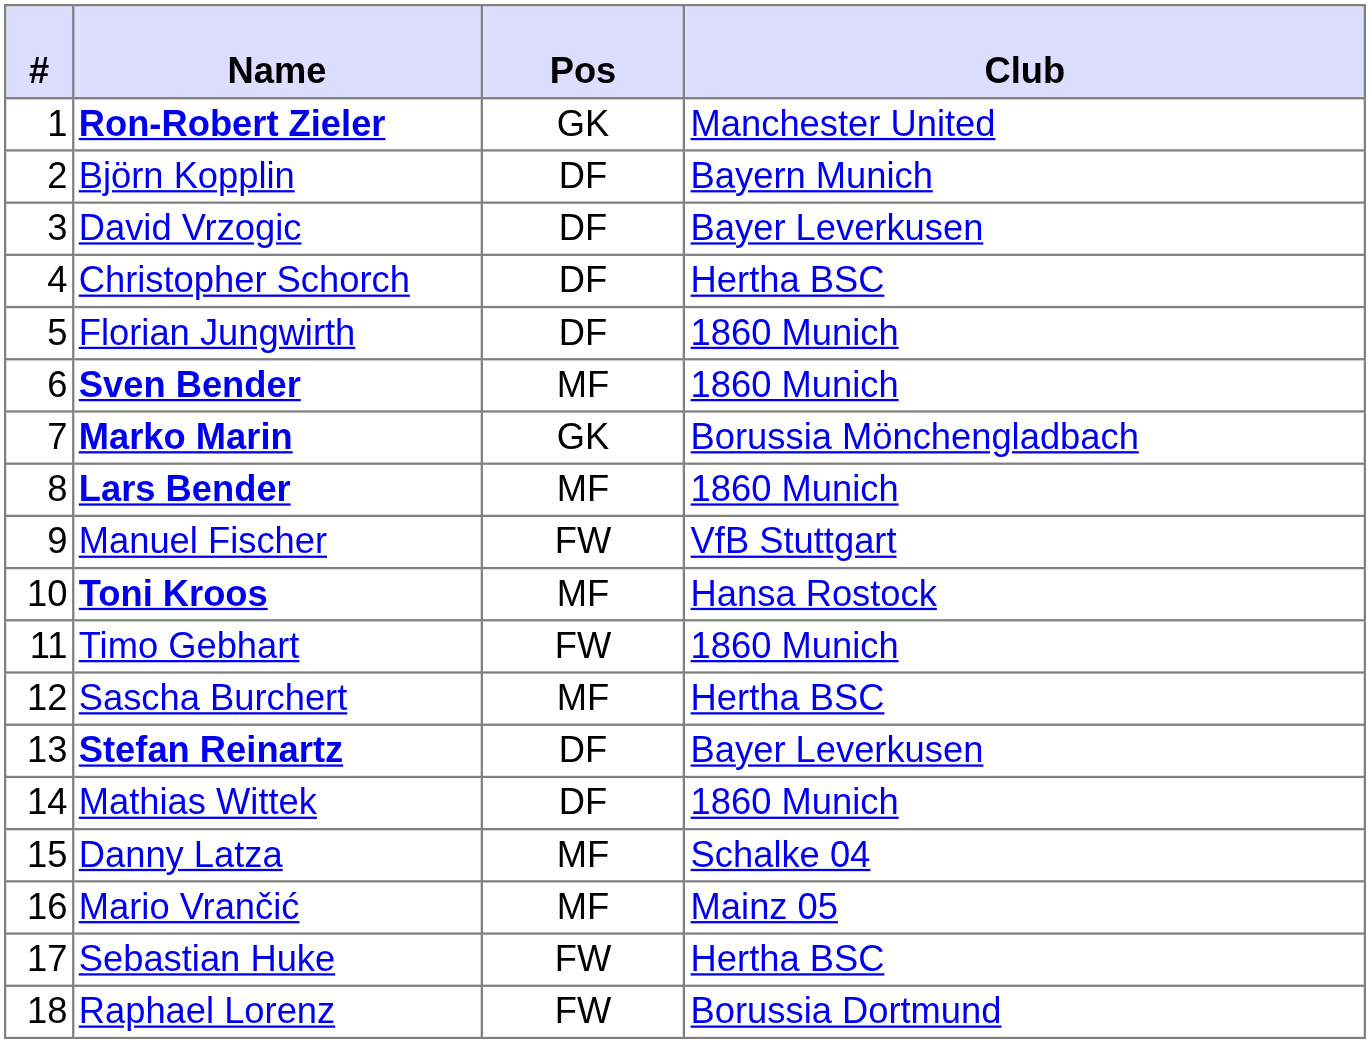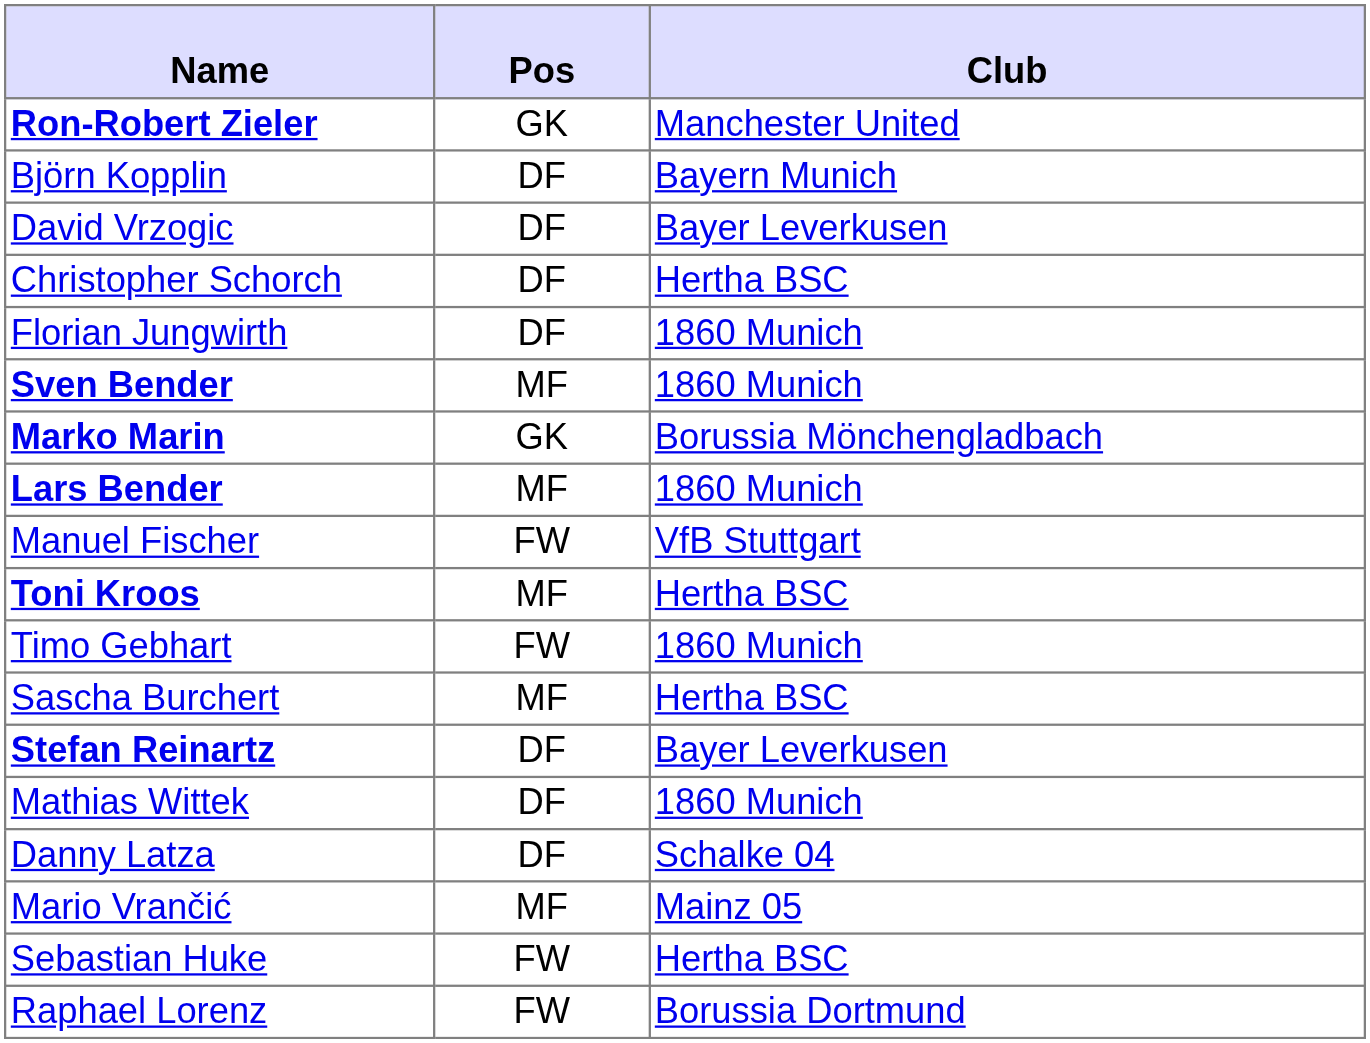- column: (39, 71)
(814, 593) Hansa Rostock -> (752, 593) Hertha BSC
(583, 854) MF -> (542, 854) DF
